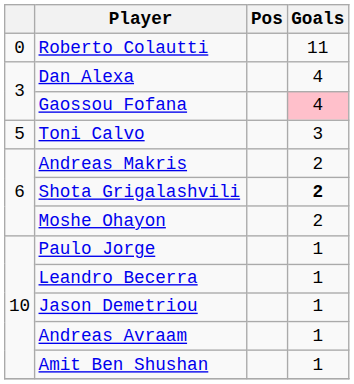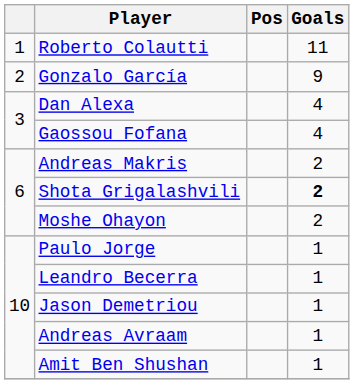(19, 48) 0 -> (19, 48) 1
+ row: (113, 77)
(318, 106) pink background -> (318, 134) no background
- row: (92, 134)
